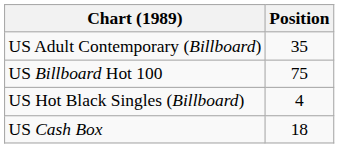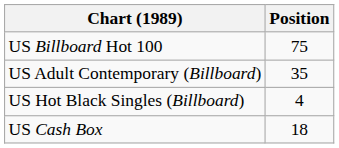rows swapped: (86, 73) <-> (135, 45)
